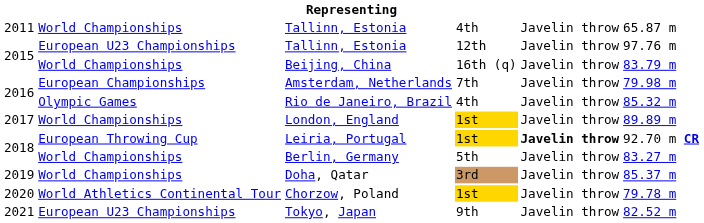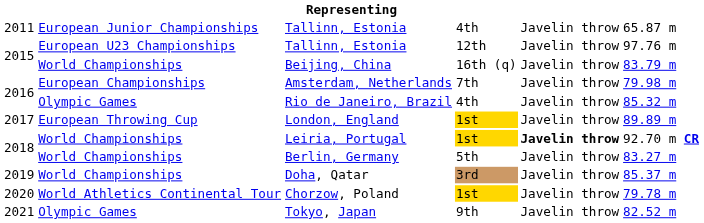(110, 28) World Championships -> (148, 28) European Junior Championships
(110, 120) World Championships -> (118, 120) European Throwing Cup
(118, 138) European Throwing Cup -> (110, 138) World Championships
(137, 212) European U23 Championships -> (88, 212) Olympic Games
